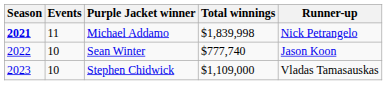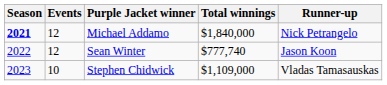(53, 32) 11 -> (53, 32) 12
(228, 32) $1,839,998 -> (228, 32) $1,840,000
(53, 51) 10 -> (53, 51) 12
